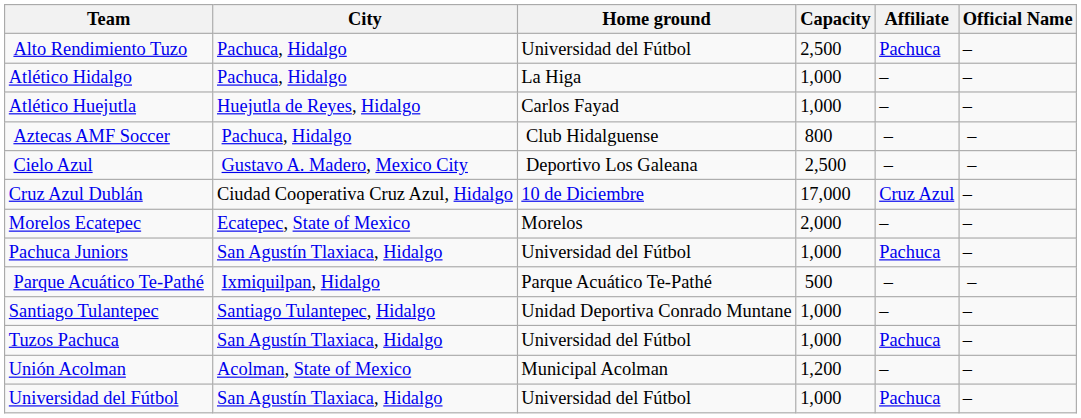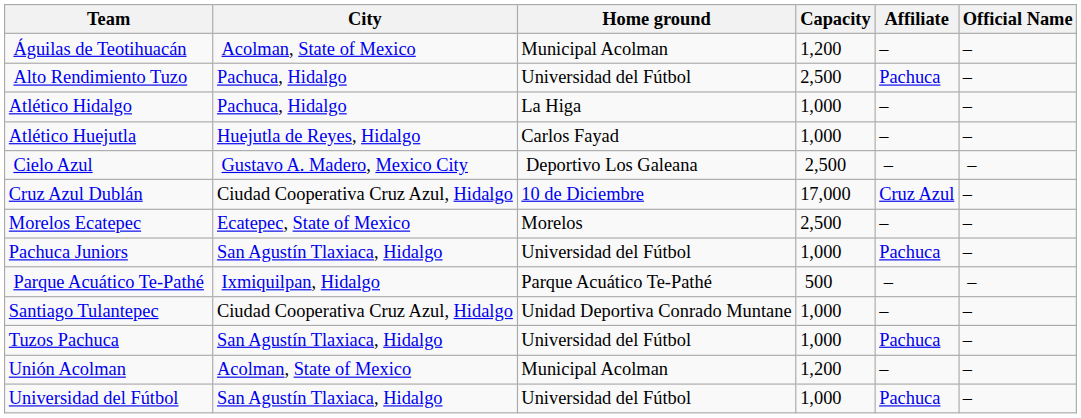+ row: (98, 48)
- row: (92, 135)
(821, 223) 2,000 -> (821, 223) 2,500
(326, 310) Santiago Tulantepec, Hidalgo -> (365, 310) Ciudad Cooperativa Cruz Azul, Hidalgo
